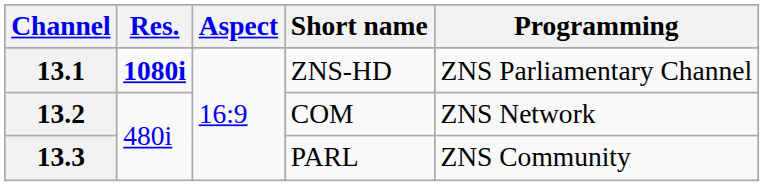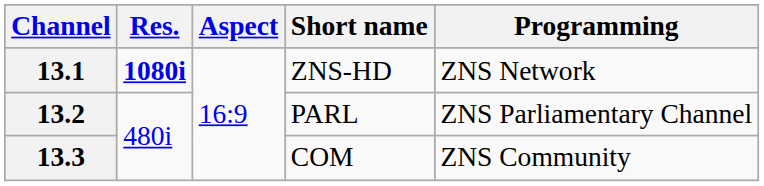(596, 69) ZNS Parliamentary Channel -> (518, 69) ZNS Network
(322, 113) COM -> (325, 113) PARL
(518, 113) ZNS Network -> (596, 113) ZNS Parliamentary Channel
(325, 157) PARL -> (322, 157) COM
